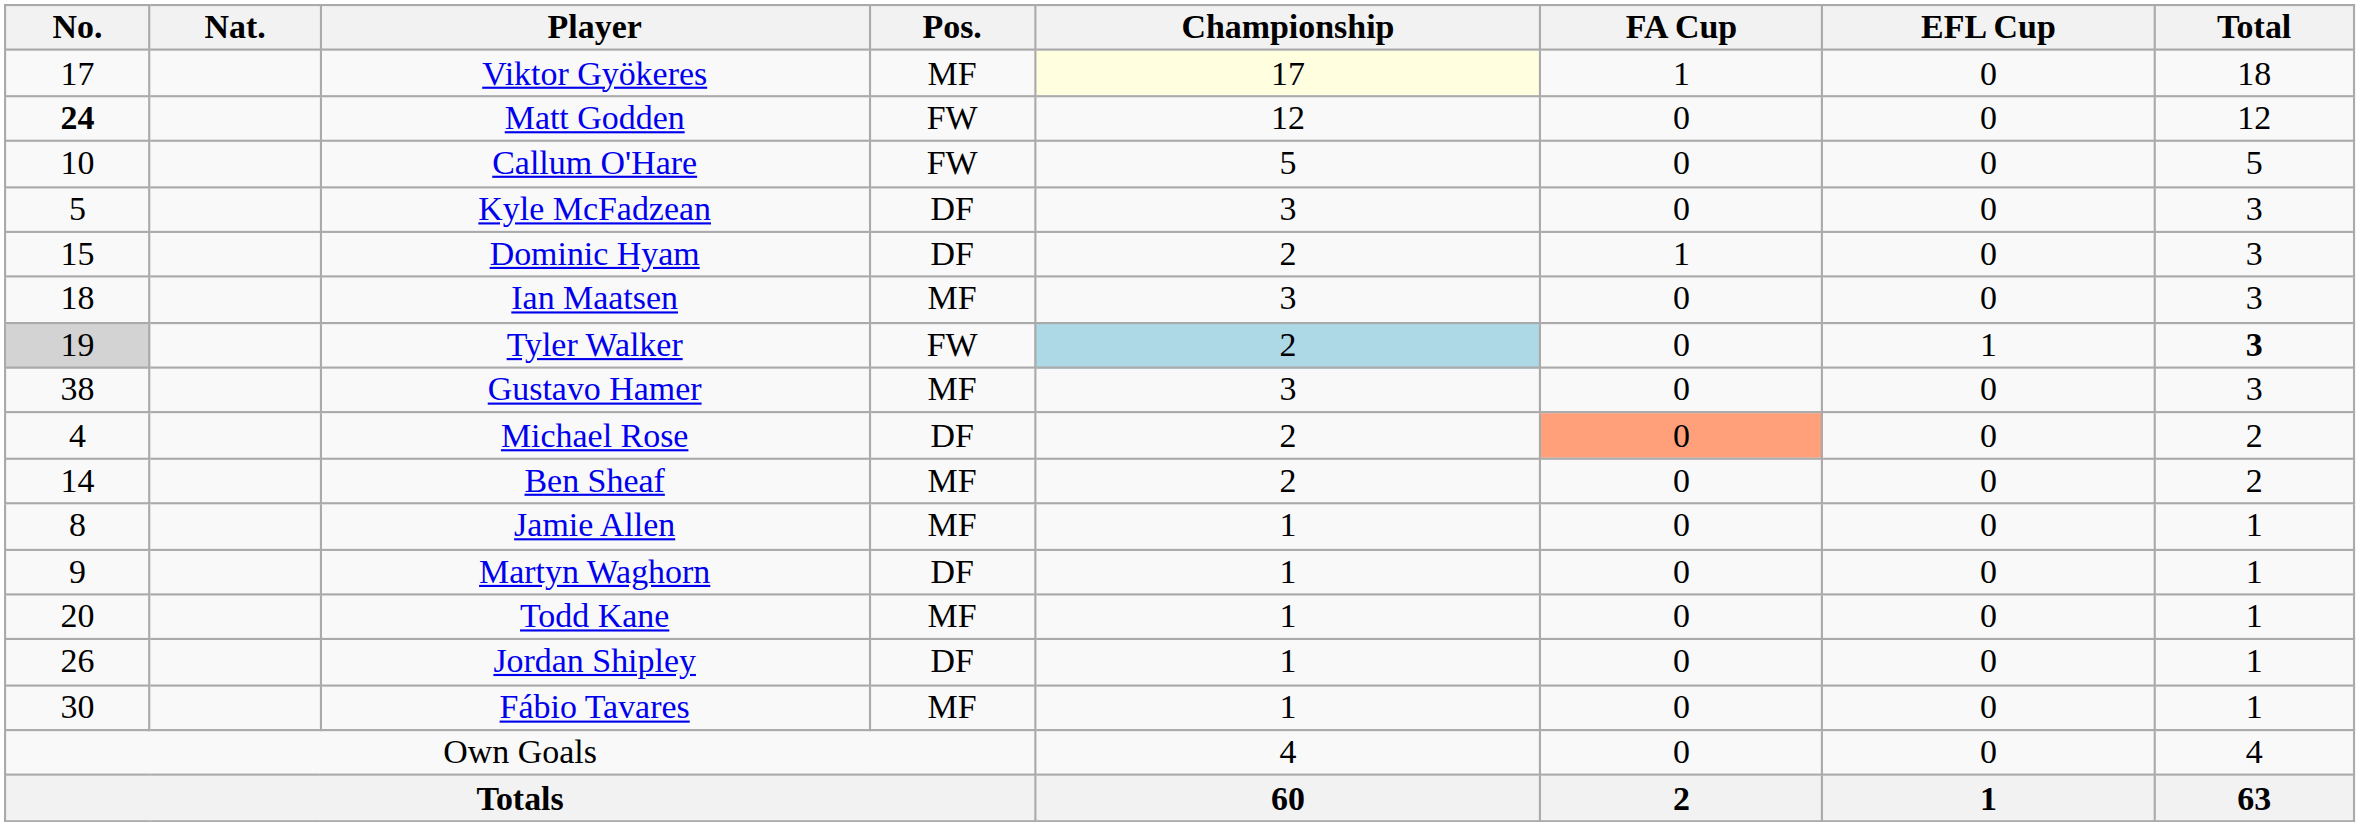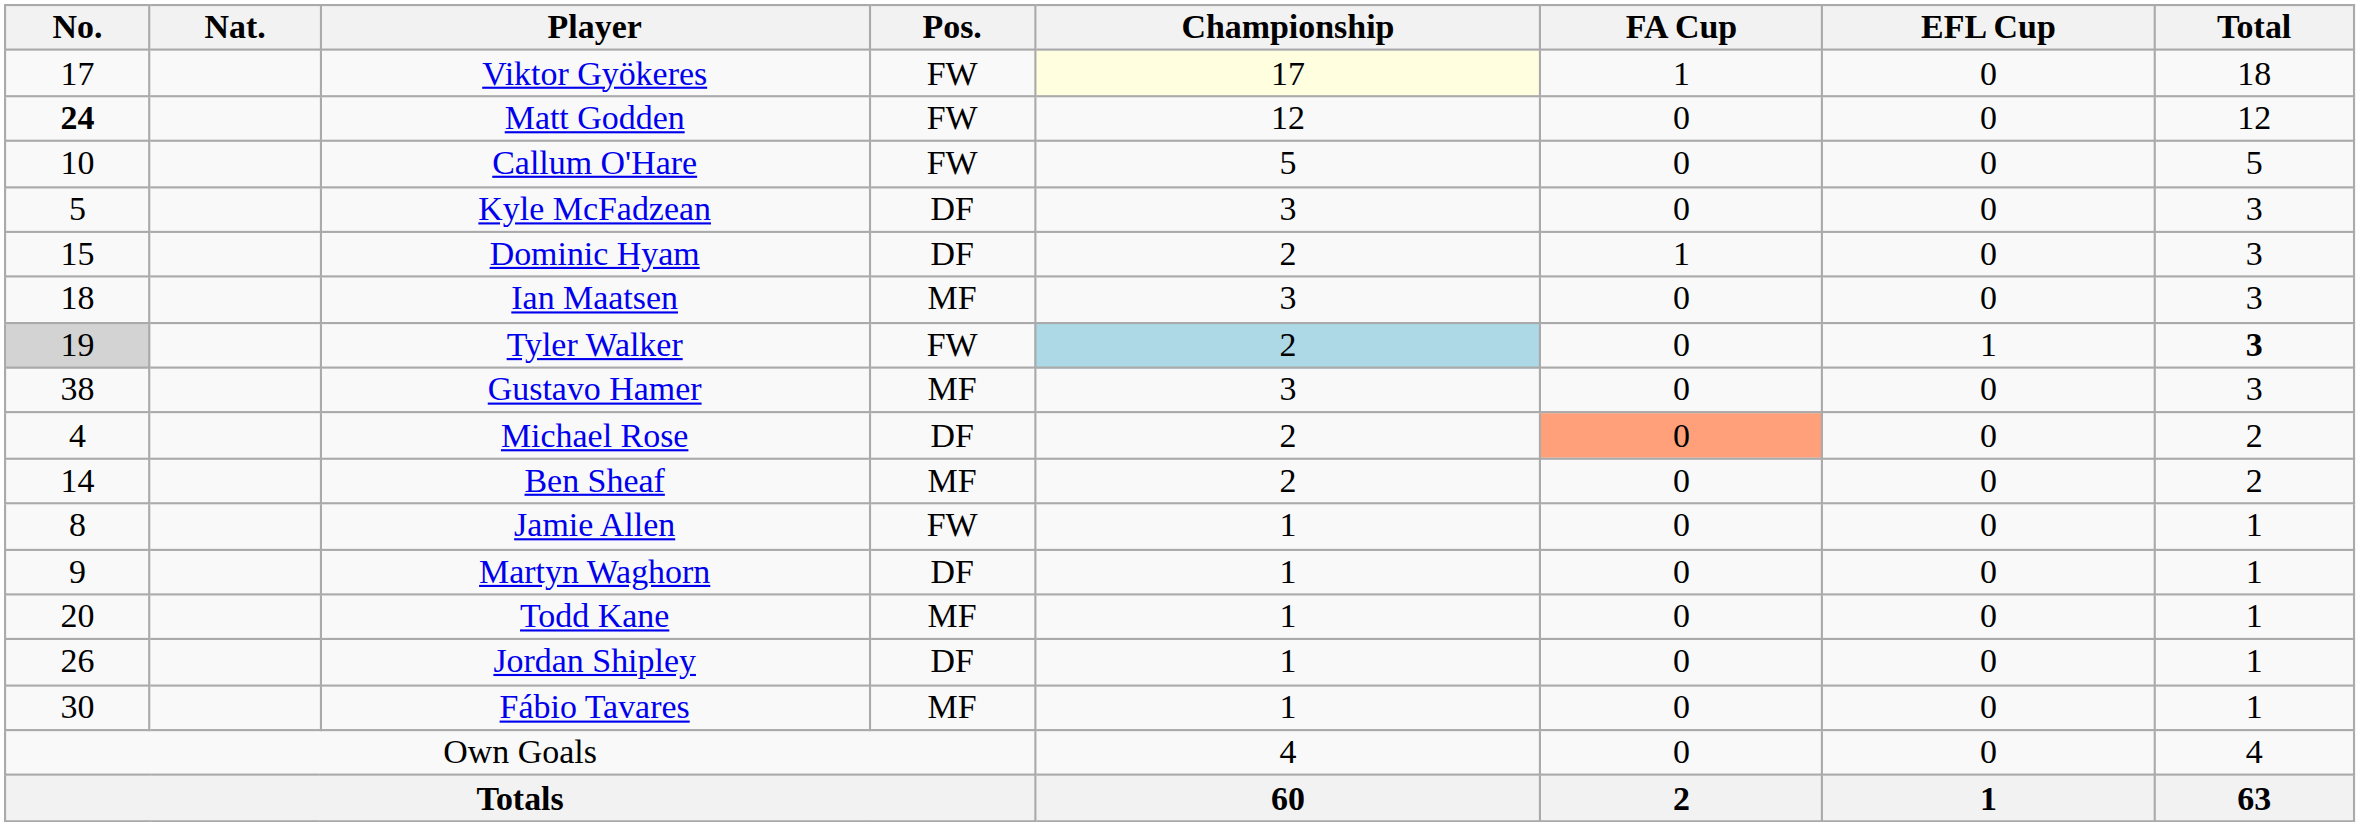(952, 72) MF -> (952, 72) FW
(952, 525) MF -> (952, 525) FW
